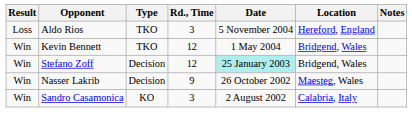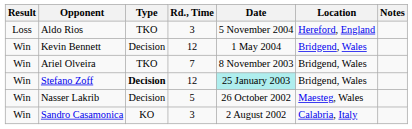(147, 47) TKO -> (147, 47) Decision
+ row: (68, 64)
(147, 64) normal -> (147, 81) bold
(192, 81) 9 -> (192, 98) 5
